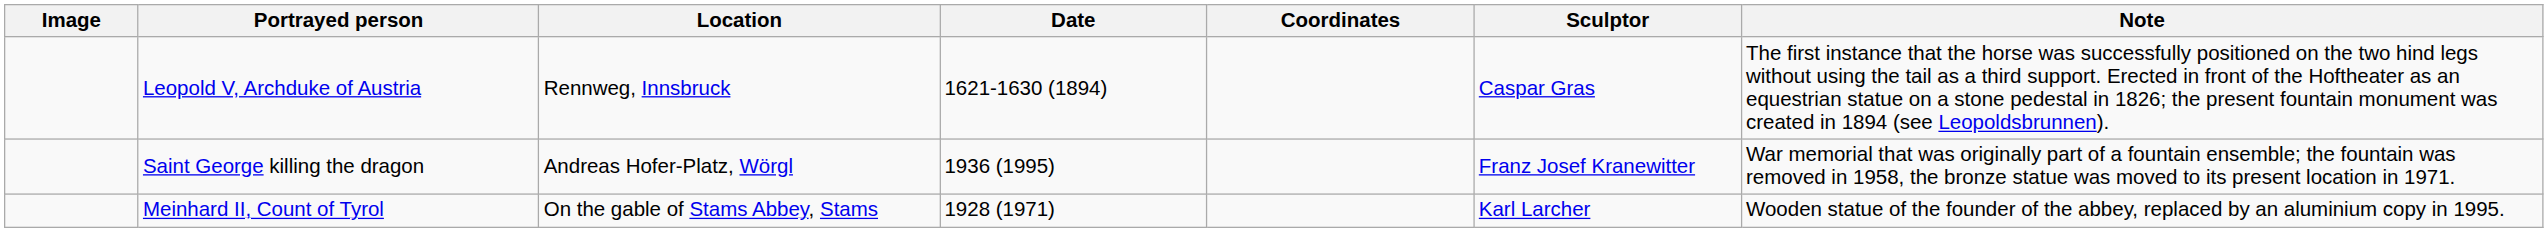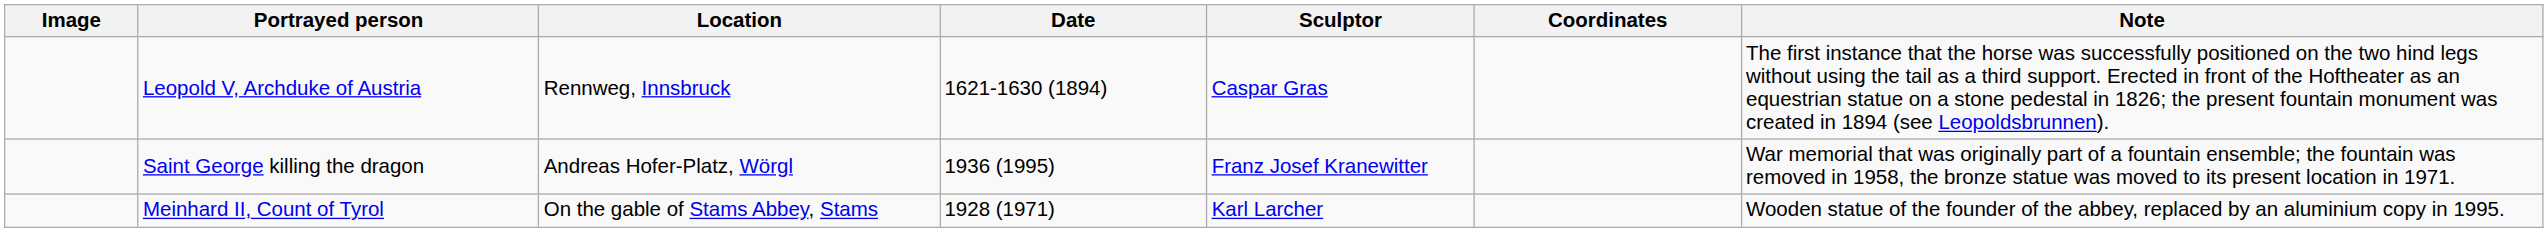columns swapped: (1608, 20) <-> (1340, 20)
